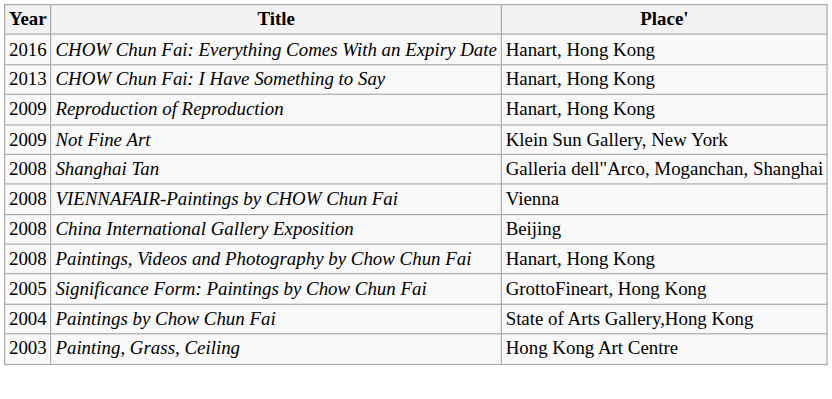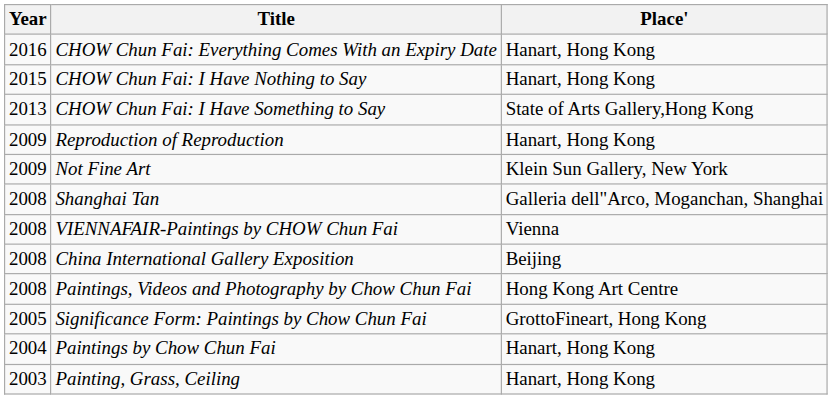+ row: (211, 79)
(580, 79) Hanart, Hong Kong -> (630, 109) State of Arts Gallery,Hong Kong
(580, 259) Hanart, Hong Kong -> (592, 288) Hong Kong Art Centre
(630, 318) State of Arts Gallery,Hong Kong -> (580, 348) Hanart, Hong Kong
(592, 348) Hong Kong Art Centre -> (580, 378) Hanart, Hong Kong
